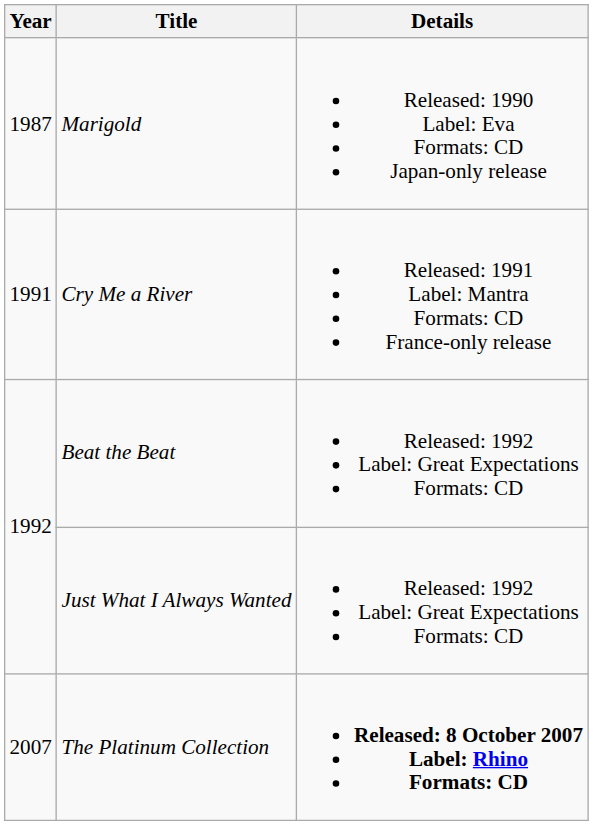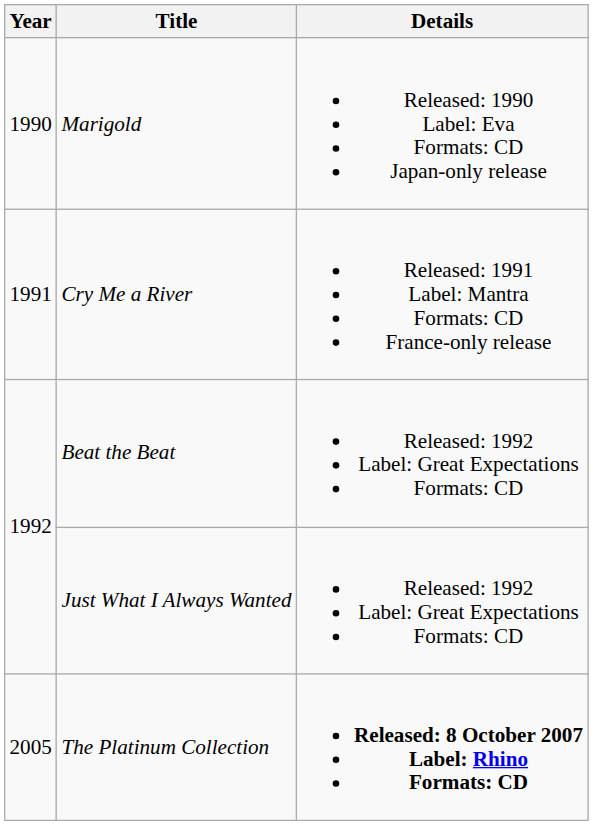(31, 123) 1987 -> (31, 123) 1990
(31, 747) 2007 -> (31, 747) 2005
